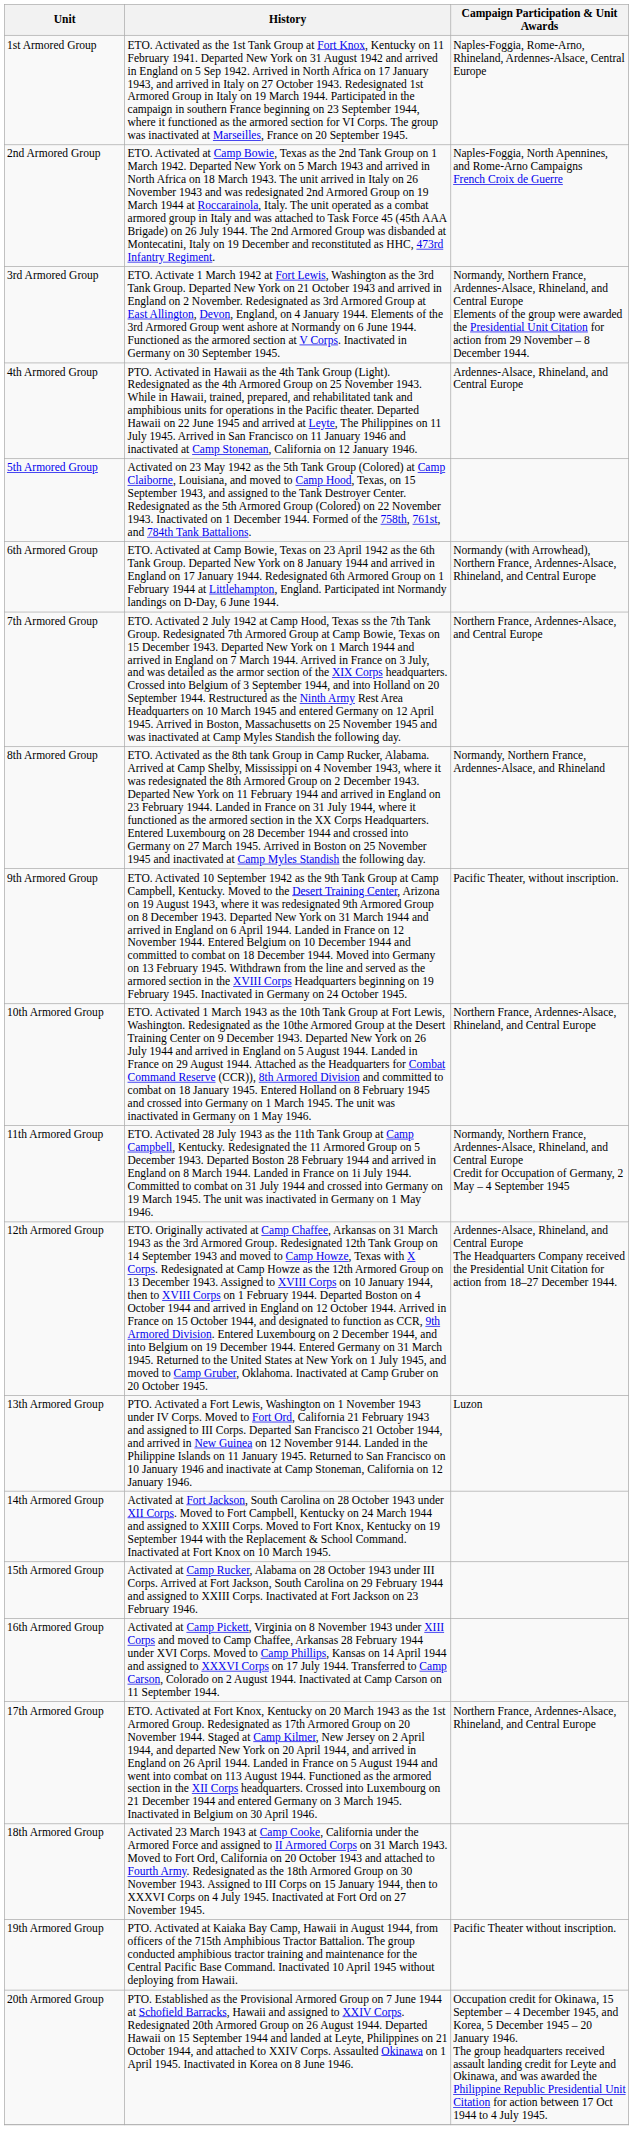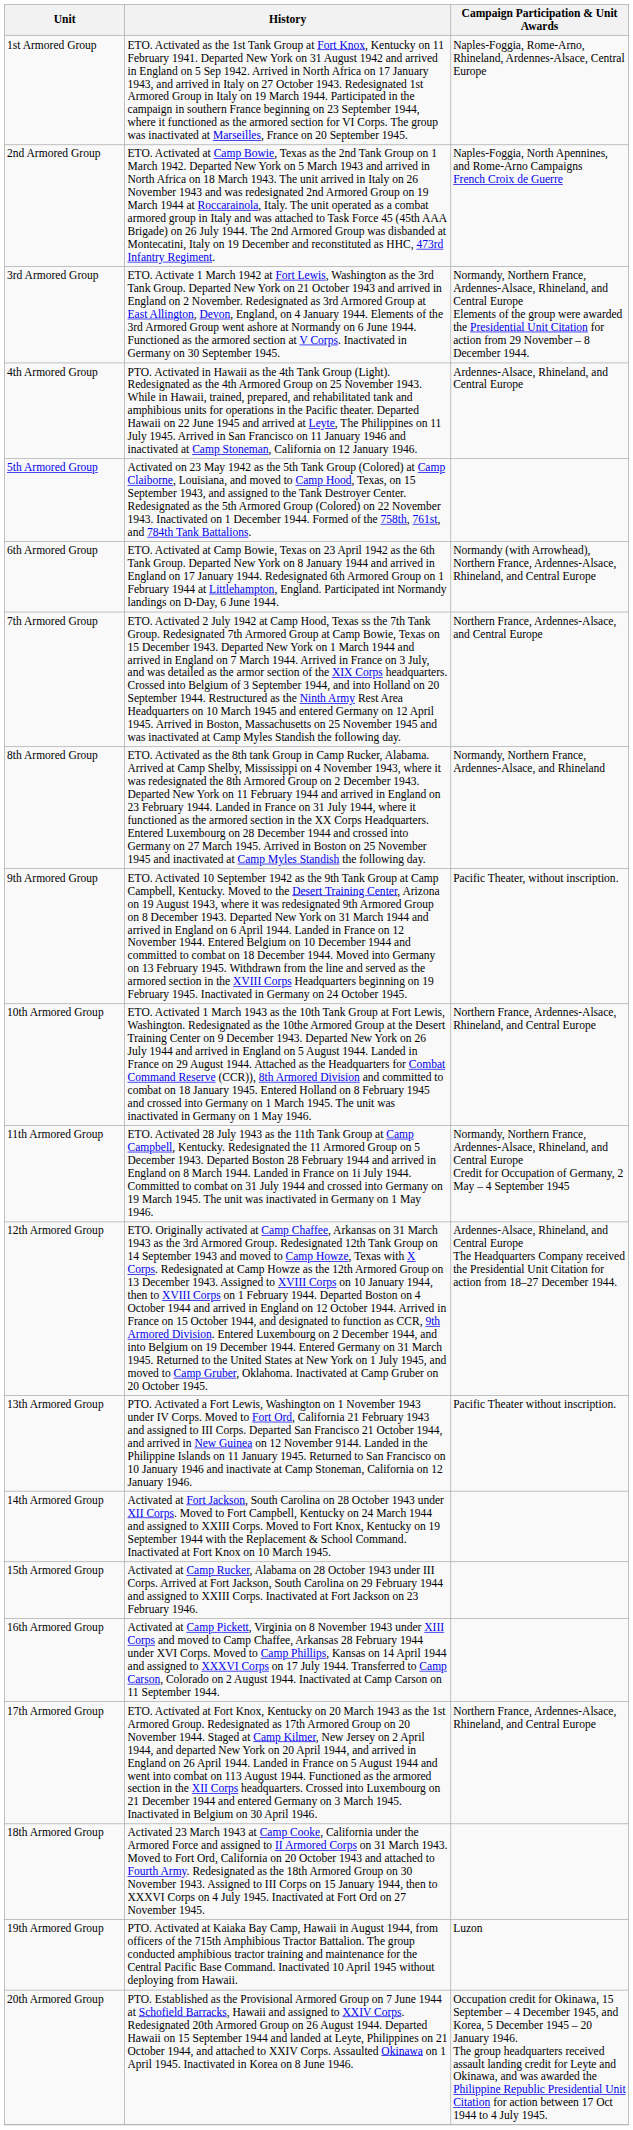(468, 1404) Luzon -> (535, 1404) Pacific Theater without inscription.
(535, 1928) Pacific Theater without inscription. -> (468, 1928) Luzon
